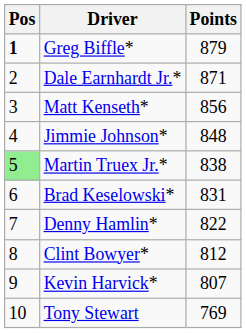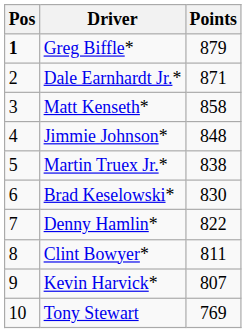(213, 107) 856 -> (213, 107) 858
(13, 165) lightgreen background -> (13, 165) no background
(213, 195) 831 -> (213, 195) 830
(213, 253) 812 -> (213, 253) 811
